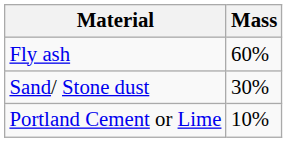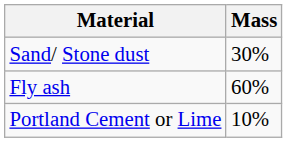rows swapped: (40, 53) <-> (79, 86)
